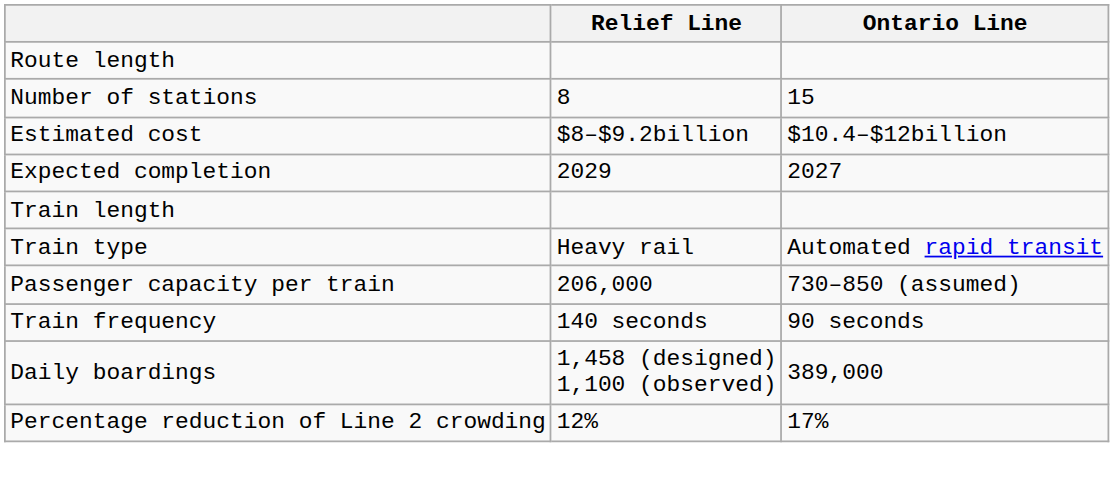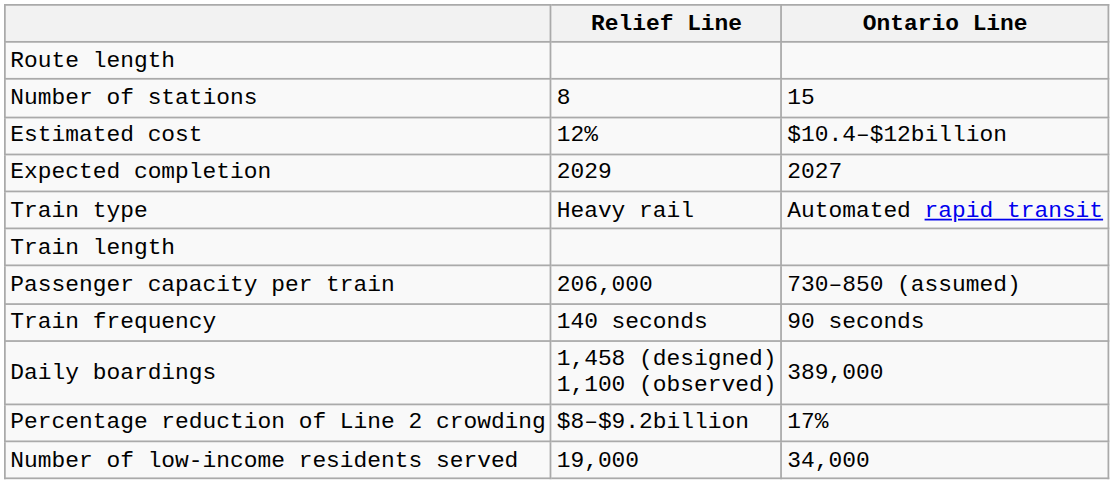(653, 135) $8–$9.2billion -> (577, 135) 12%
rows swapped: (79, 247) <-> (93, 210)
(577, 423) 12% -> (653, 423) $8–$9.2billion
+ row: (264, 460)
